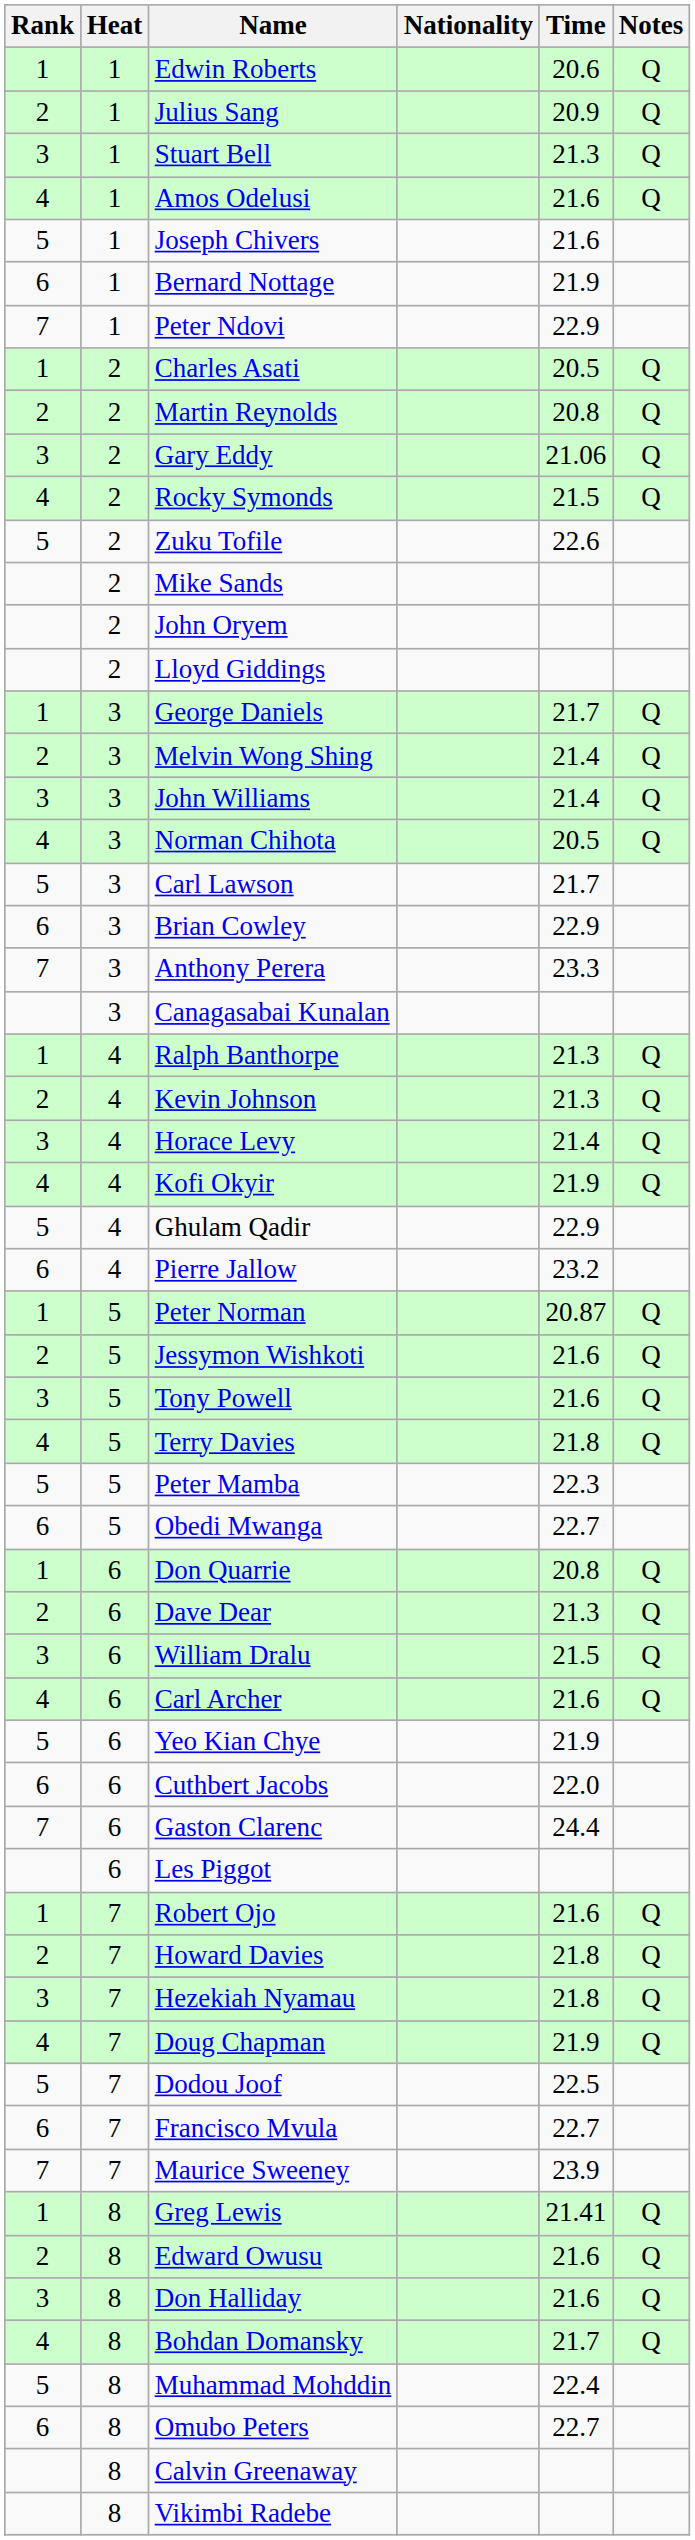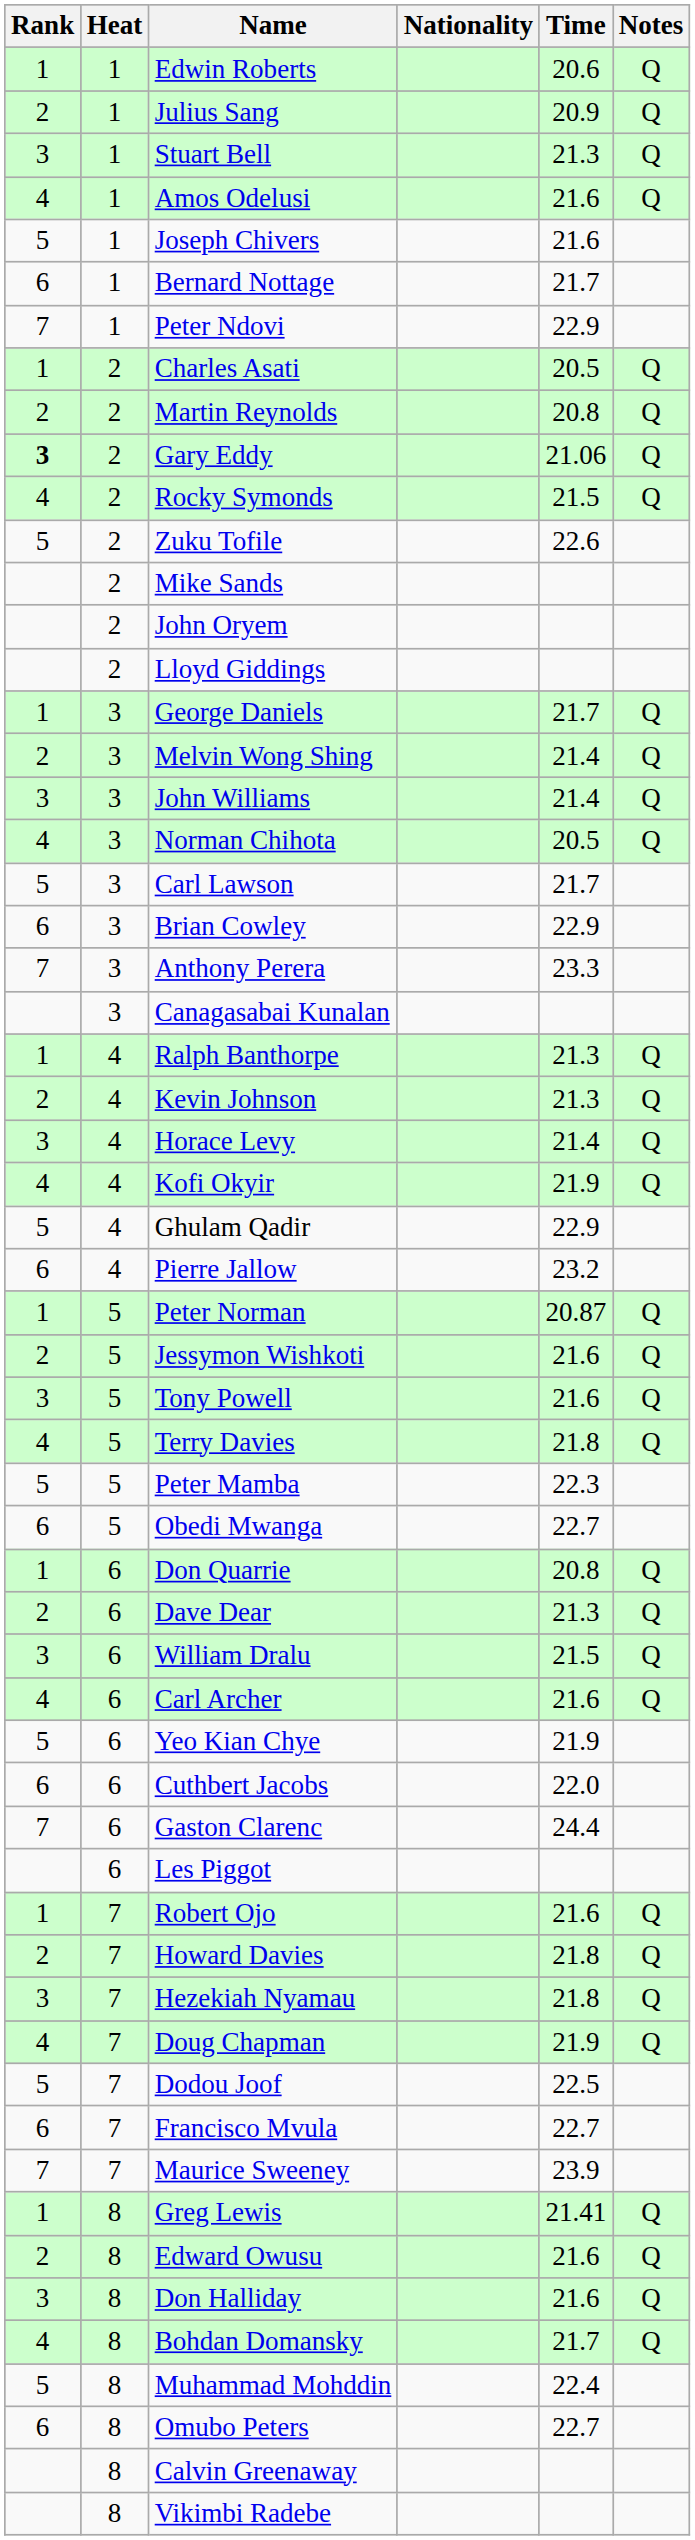(576, 283) 21.9 -> (576, 283) 21.7
(43, 454) normal -> (43, 454) bold
